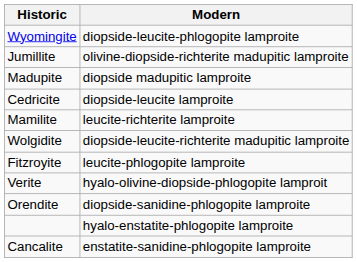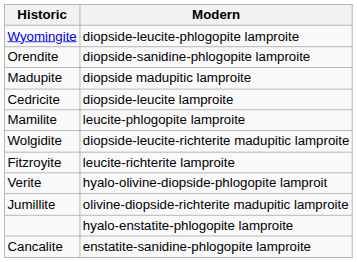rows swapped: (33, 204) <-> (31, 57)
(159, 120) leucite-richterite lamproite -> (164, 120) leucite-phlogopite lamproite
(164, 162) leucite-phlogopite lamproite -> (159, 162) leucite-richterite lamproite
